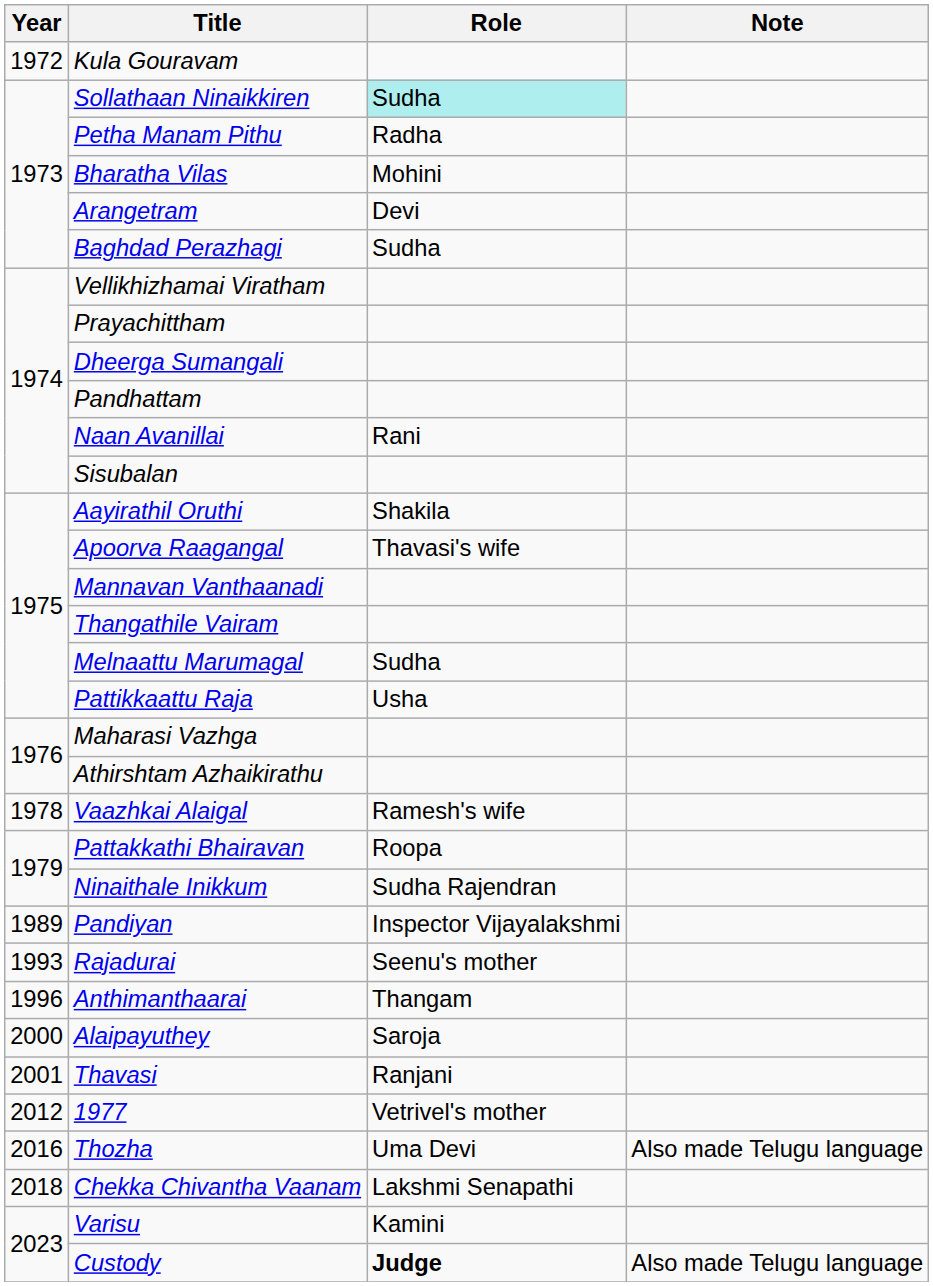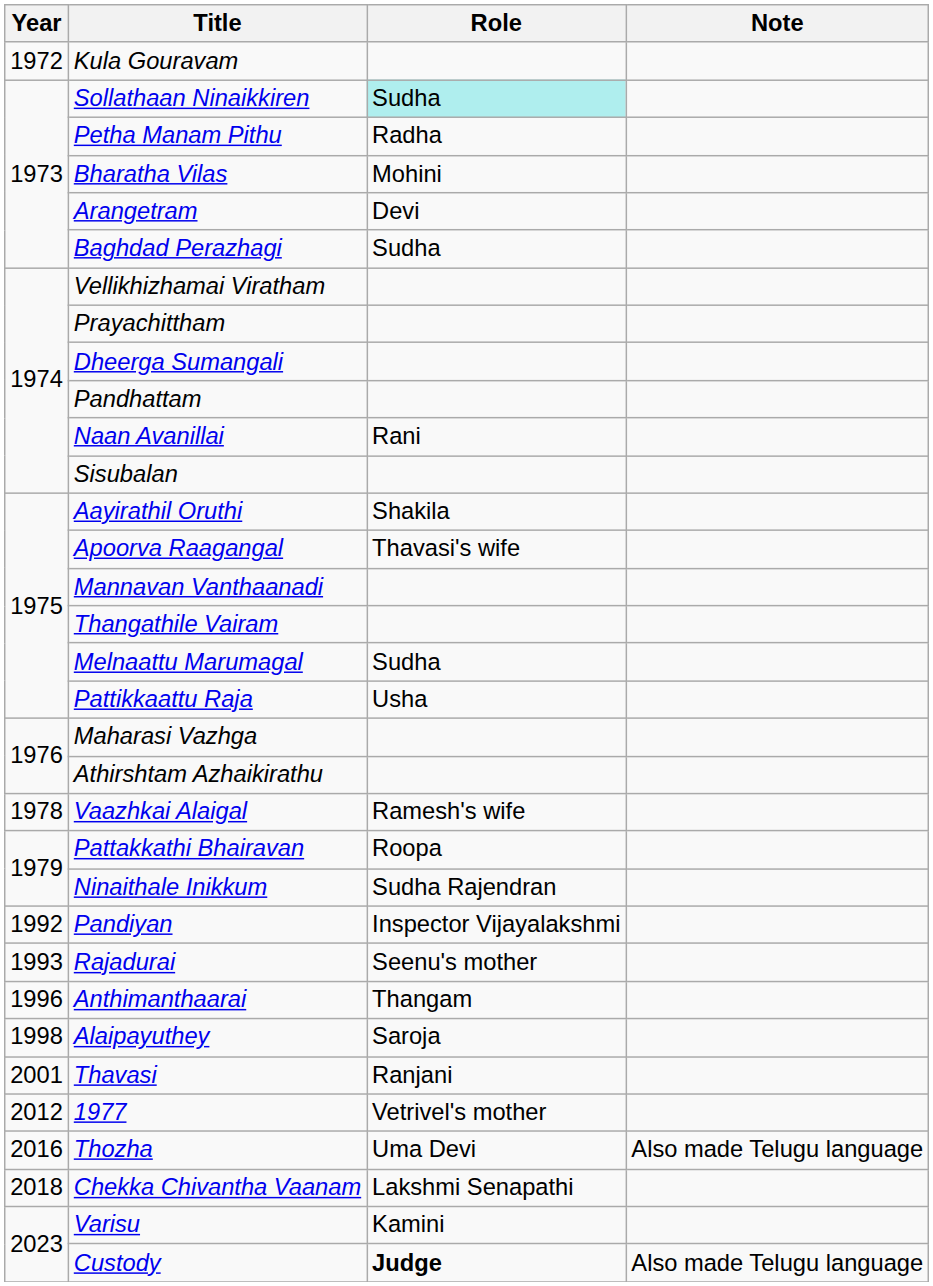(37, 924) 1989 -> (37, 924) 1992
(37, 1037) 2000 -> (37, 1037) 1998
